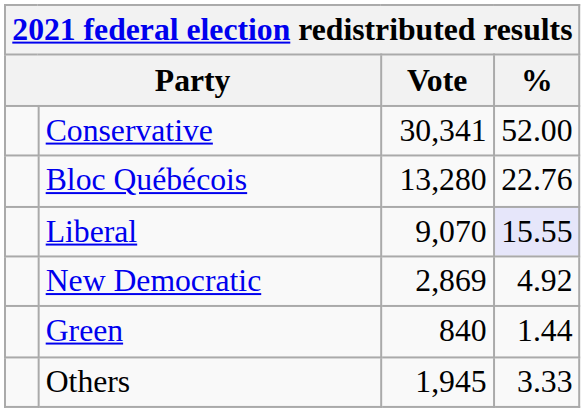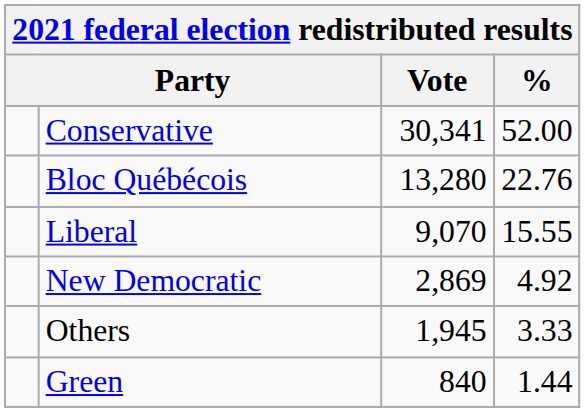(537, 230) lavender background -> (537, 230) no background
rows swapped: (84, 331) <-> (88, 381)
